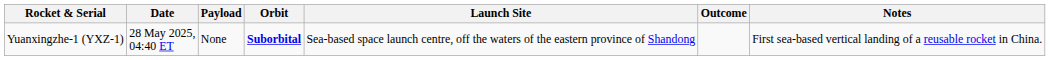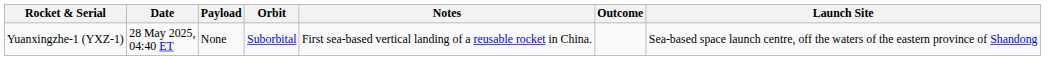columns swapped: (501, 13) <-> (897, 13)
(274, 39) bold -> (272, 39) normal
